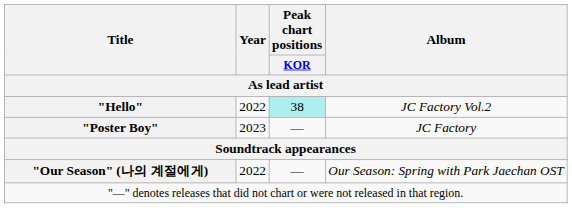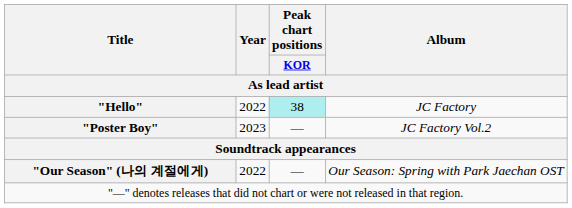(446, 106) JC Factory Vol.2 -> (446, 106) JC Factory
(446, 127) JC Factory -> (446, 127) JC Factory Vol.2
